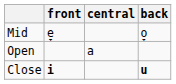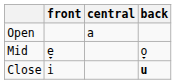rows swapped: (21, 51) <-> (17, 32)
(50, 70) bold -> (50, 70) normal
